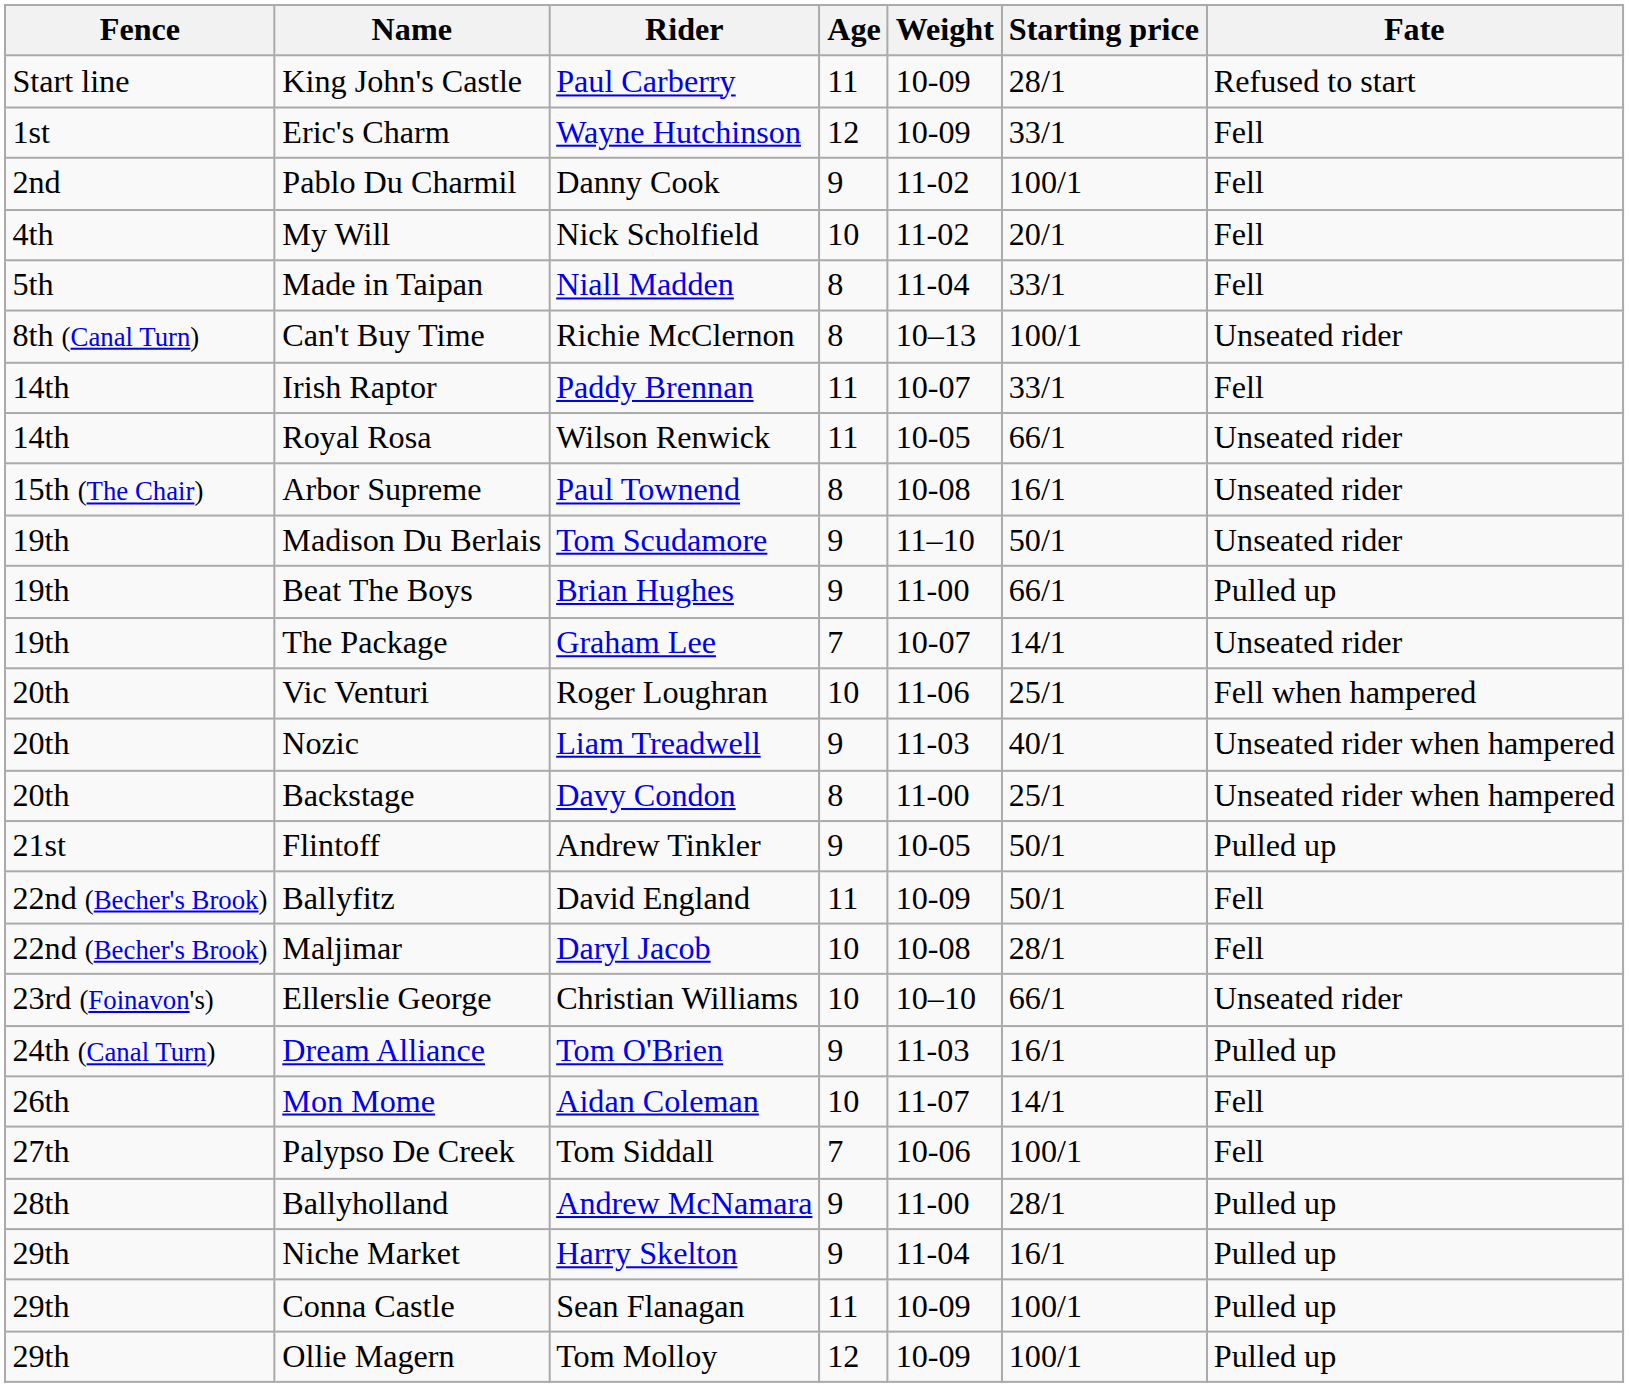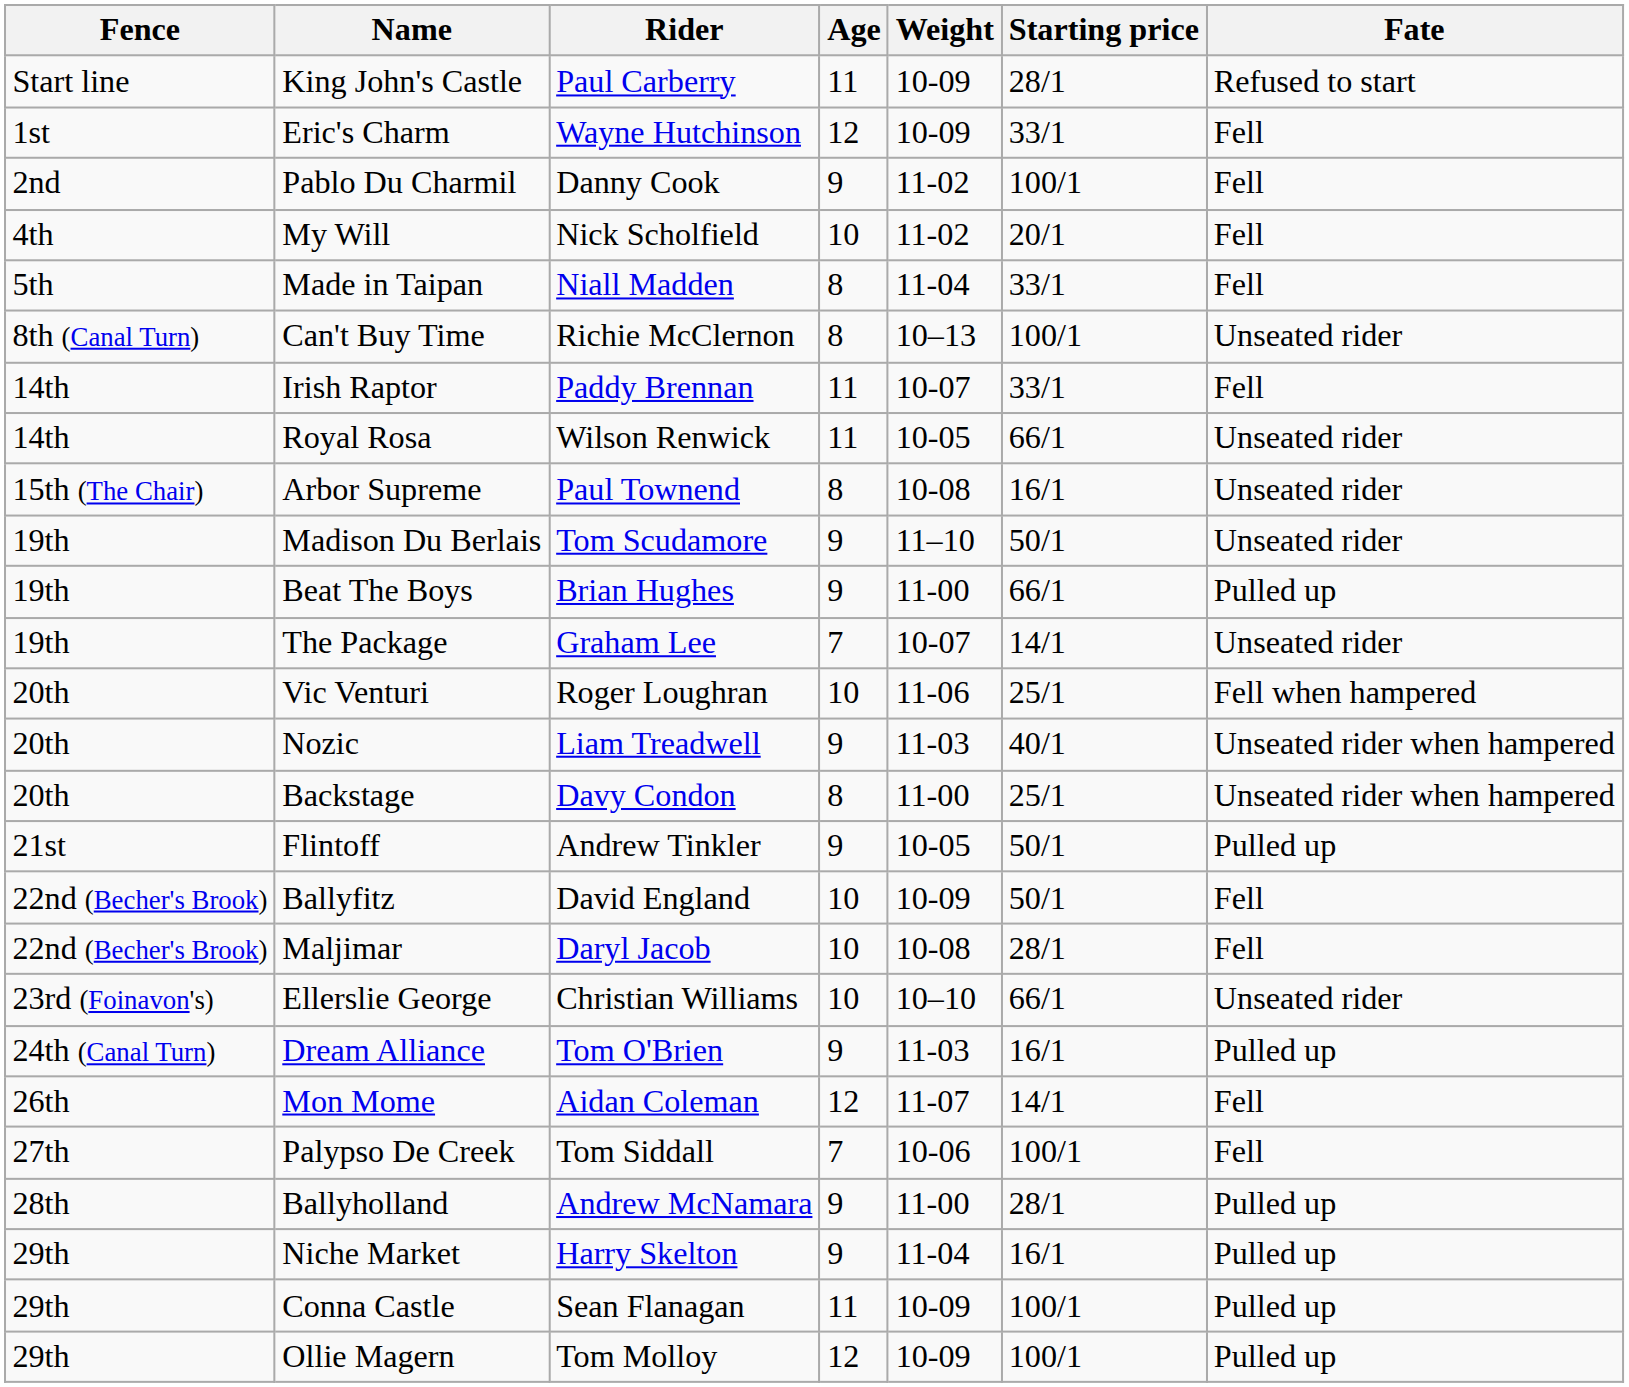(843, 897) 11 -> (843, 897) 10
(843, 1101) 10 -> (843, 1101) 12
